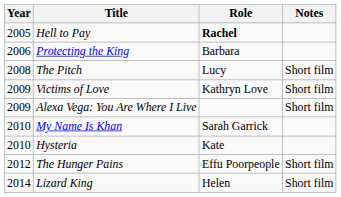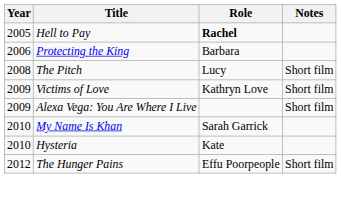- row: (64, 182)
